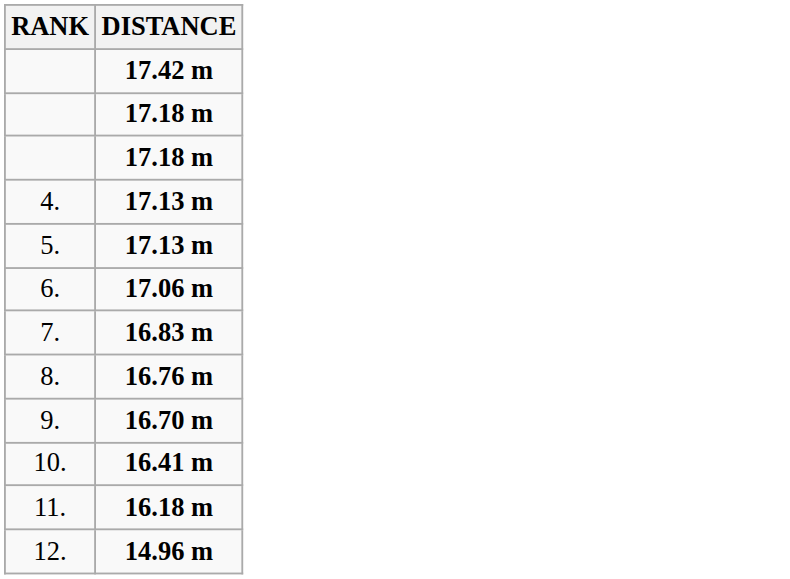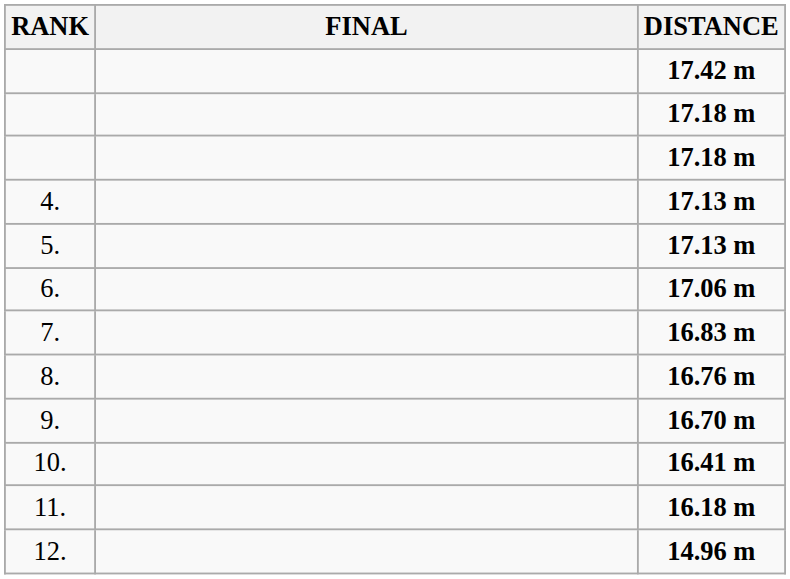+ column: (366, 26)
